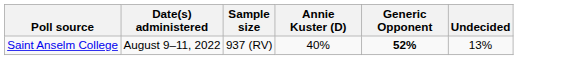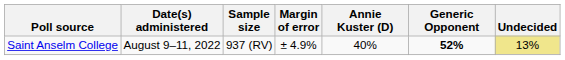+ column: (299, 20)
(481, 45) no background -> (527, 45) khaki background
